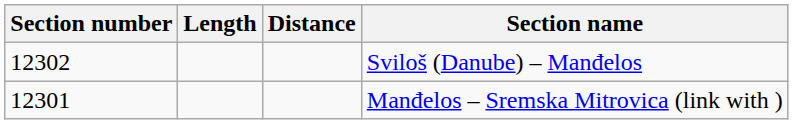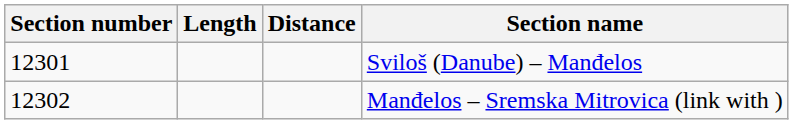(40, 61) 12302 -> (40, 61) 12301
(40, 99) 12301 -> (40, 99) 12302
